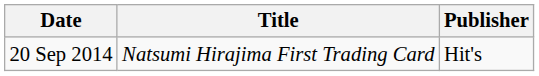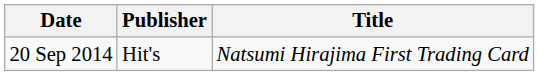columns swapped: (278, 20) <-> (486, 20)
